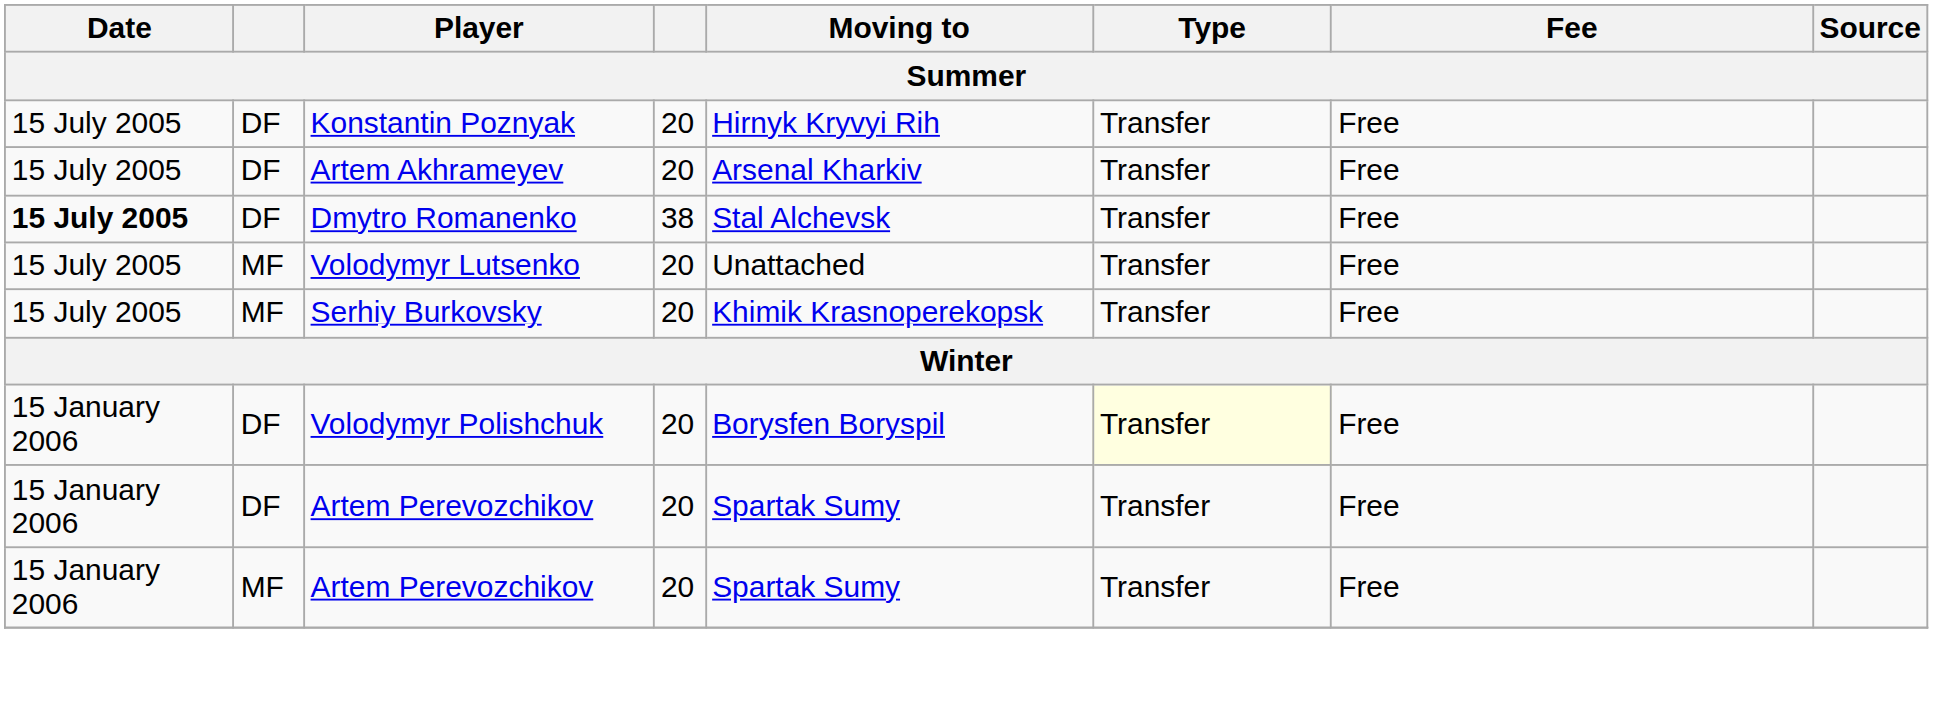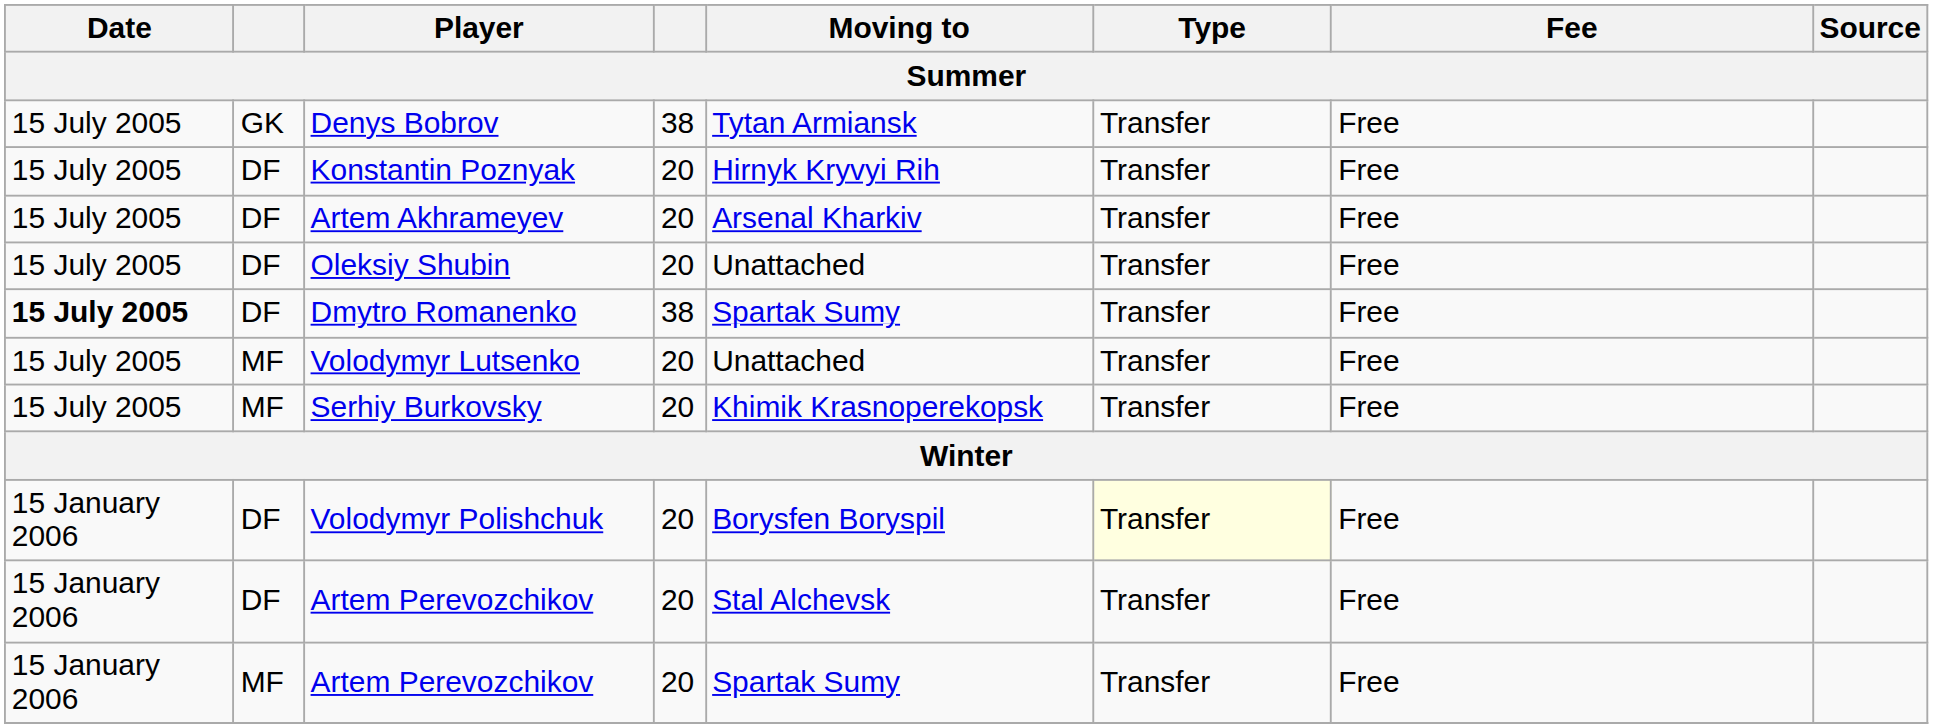+ row: (262, 123)
+ row: (261, 265)
(801, 218) Stal Alchevsk -> (806, 312) Spartak Sumy
(806, 505) Spartak Sumy -> (801, 600) Stal Alchevsk
